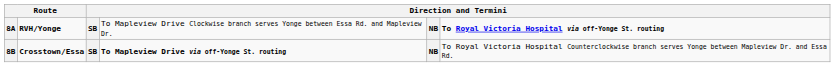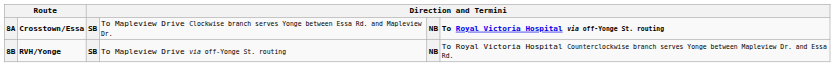(40, 28) RVH/Yonge -> (52, 28) Crosstown/Essa
(52, 50) Crosstown/Essa -> (40, 50) RVH/Yonge
(194, 50) bold -> (194, 50) normal
